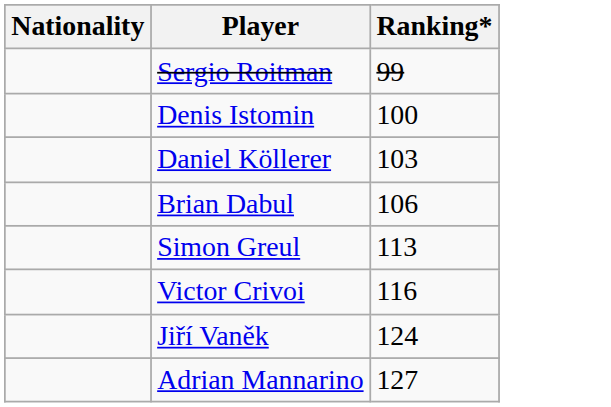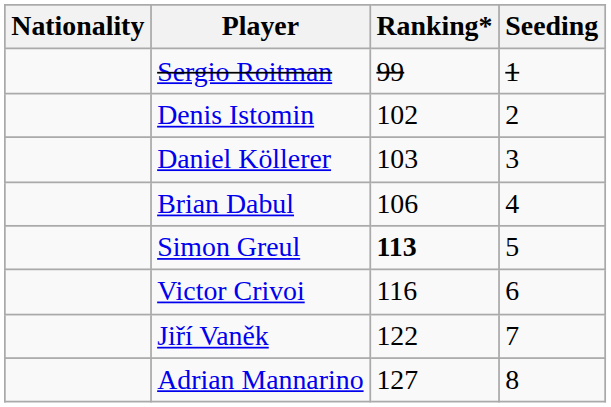+ column: (552, 26)
(397, 114) 100 -> (397, 114) 102
(397, 247) normal -> (397, 247) bold
(397, 335) 124 -> (397, 335) 122
